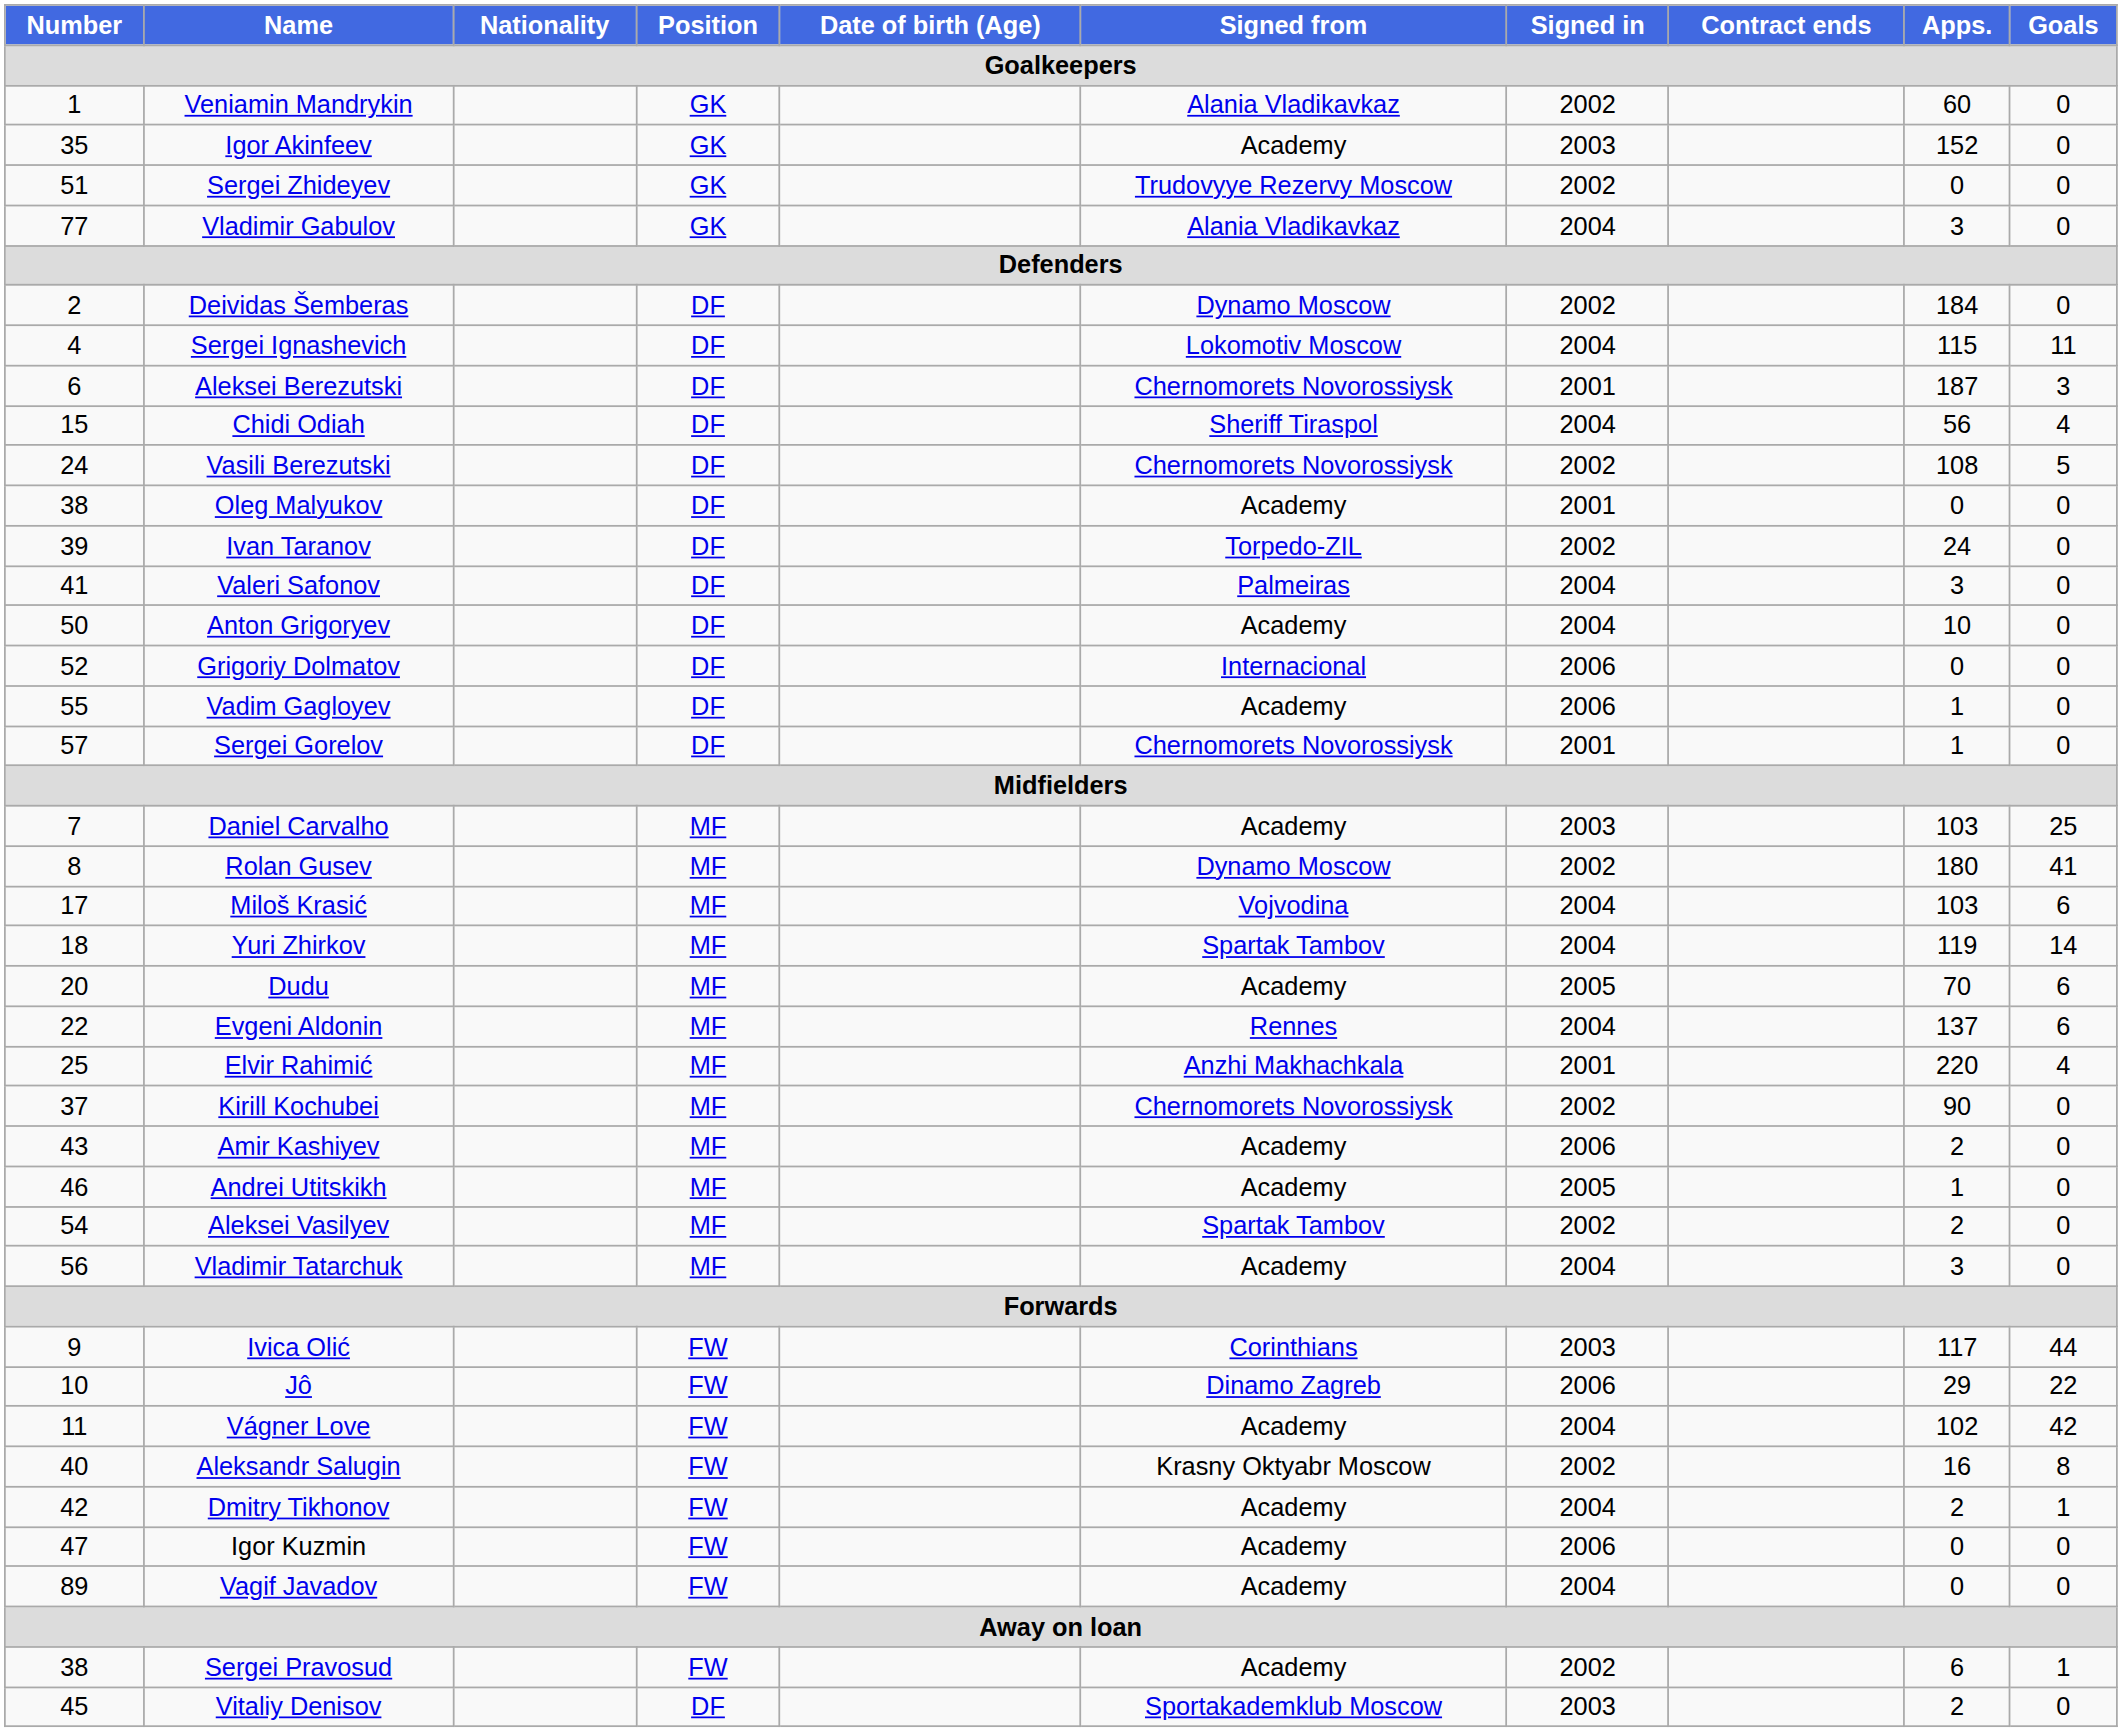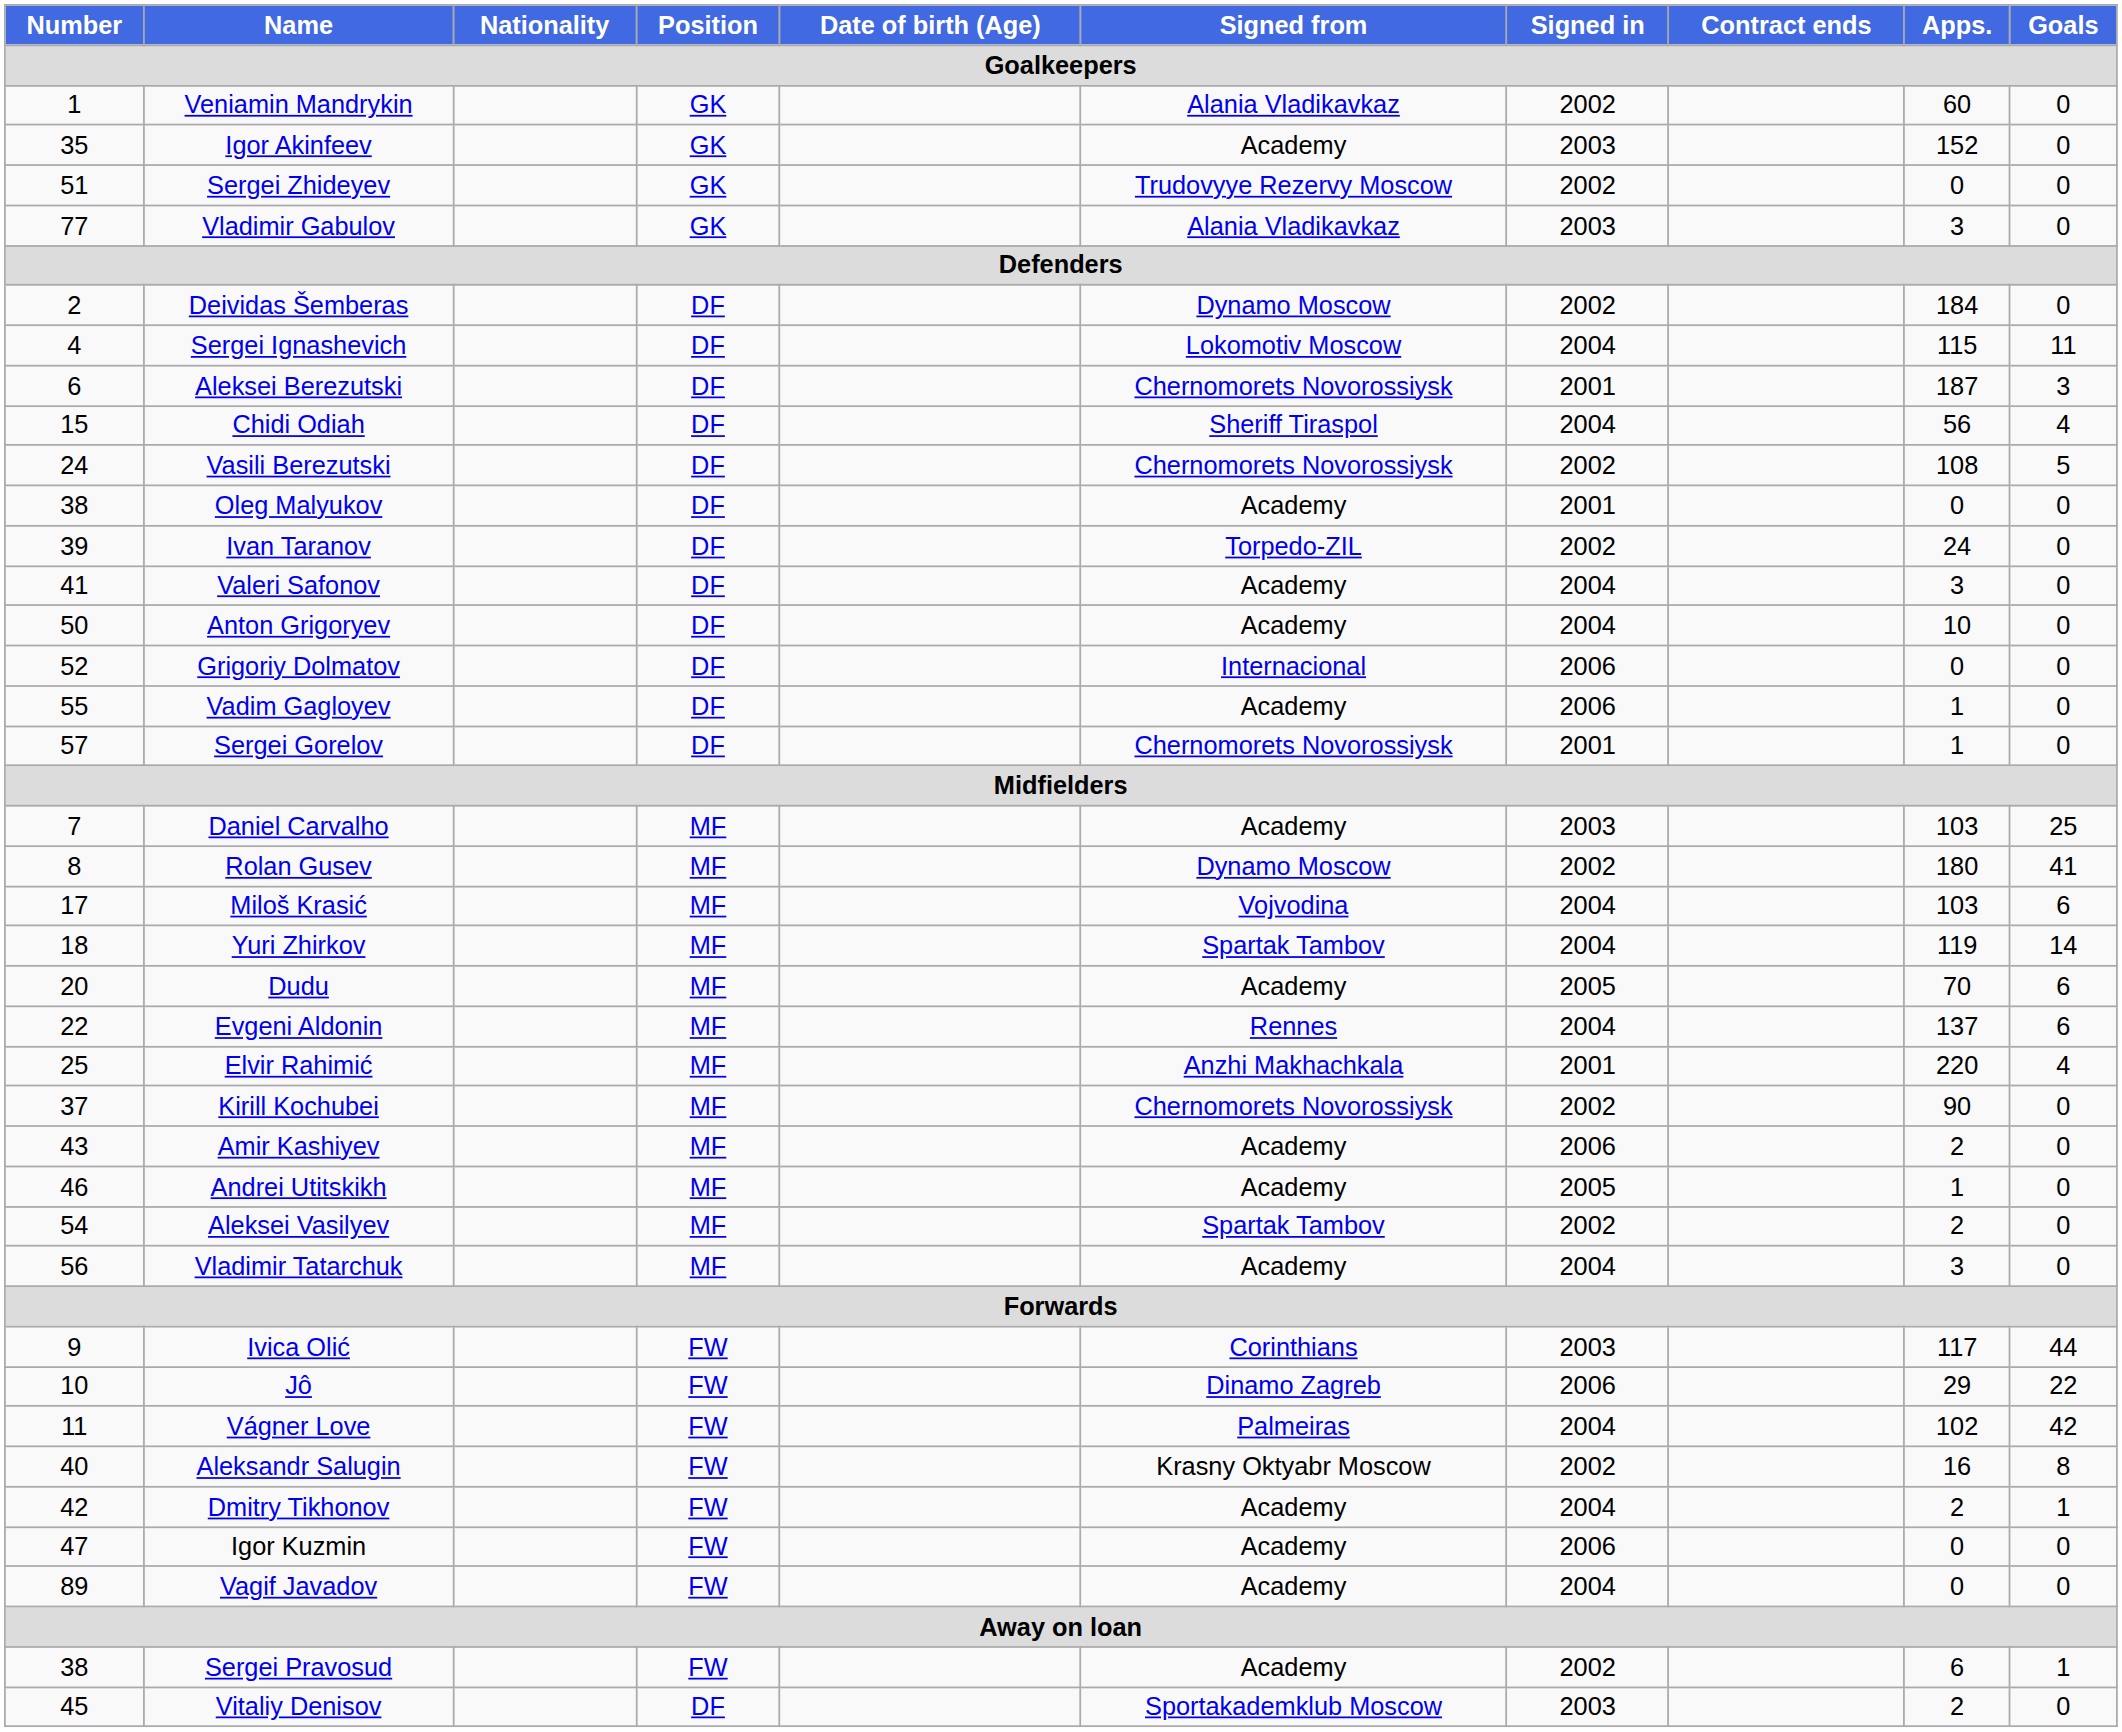(1588, 225) 2004 -> (1588, 225) 2003
(1294, 586) Palmeiras -> (1294, 586) Academy
(1294, 1427) Academy -> (1294, 1427) Palmeiras
